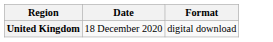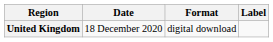+ column: (253, 12)
